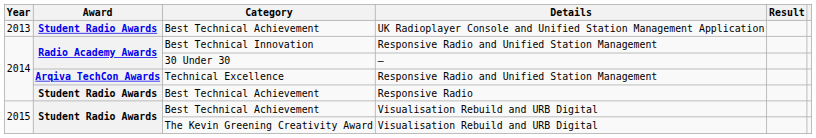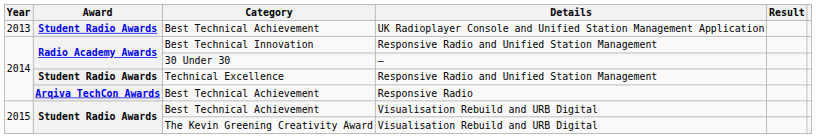(98, 77) Arqiva TechCon Awards -> (98, 77) Student Radio Awards
(98, 93) Student Radio Awards -> (98, 93) Arqiva TechCon Awards
